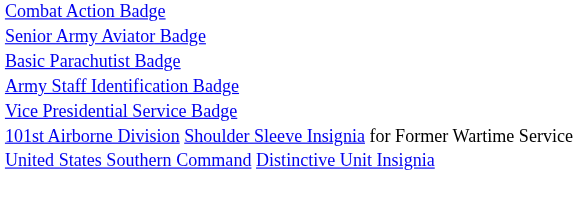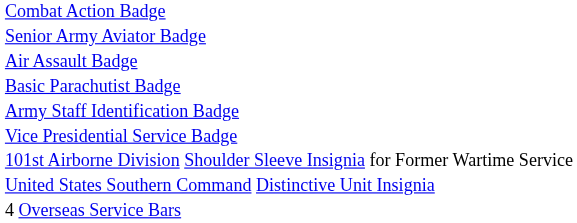+ row: (71, 61)
+ row: (93, 210)
